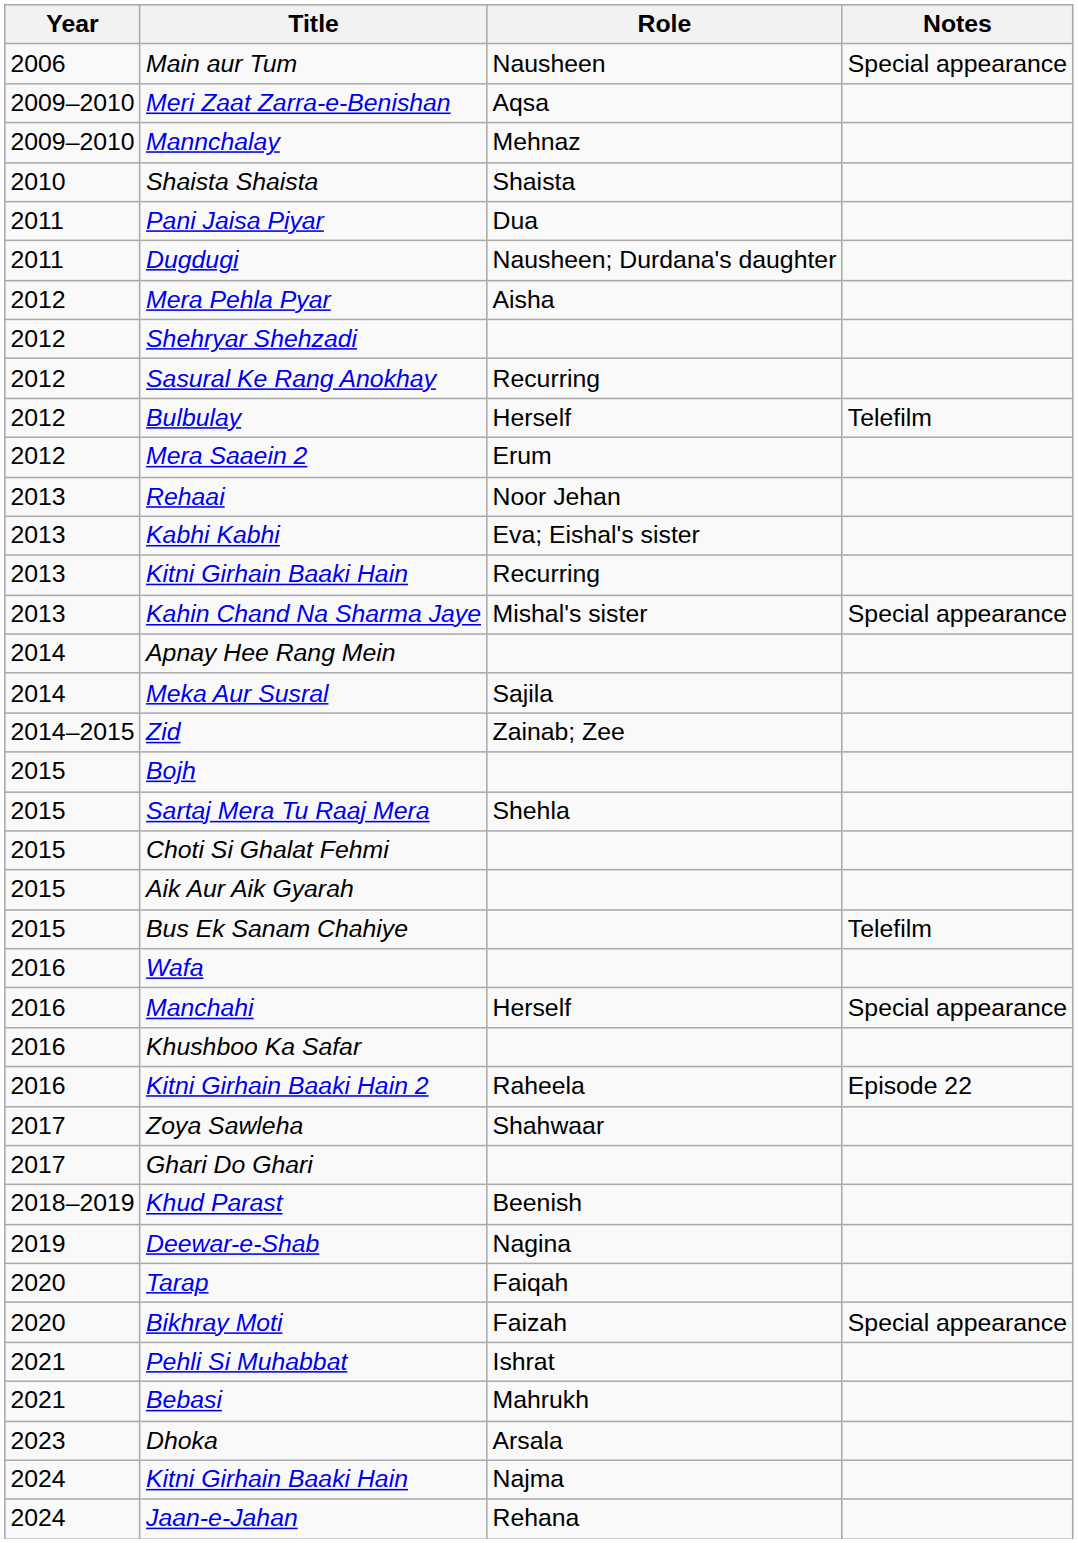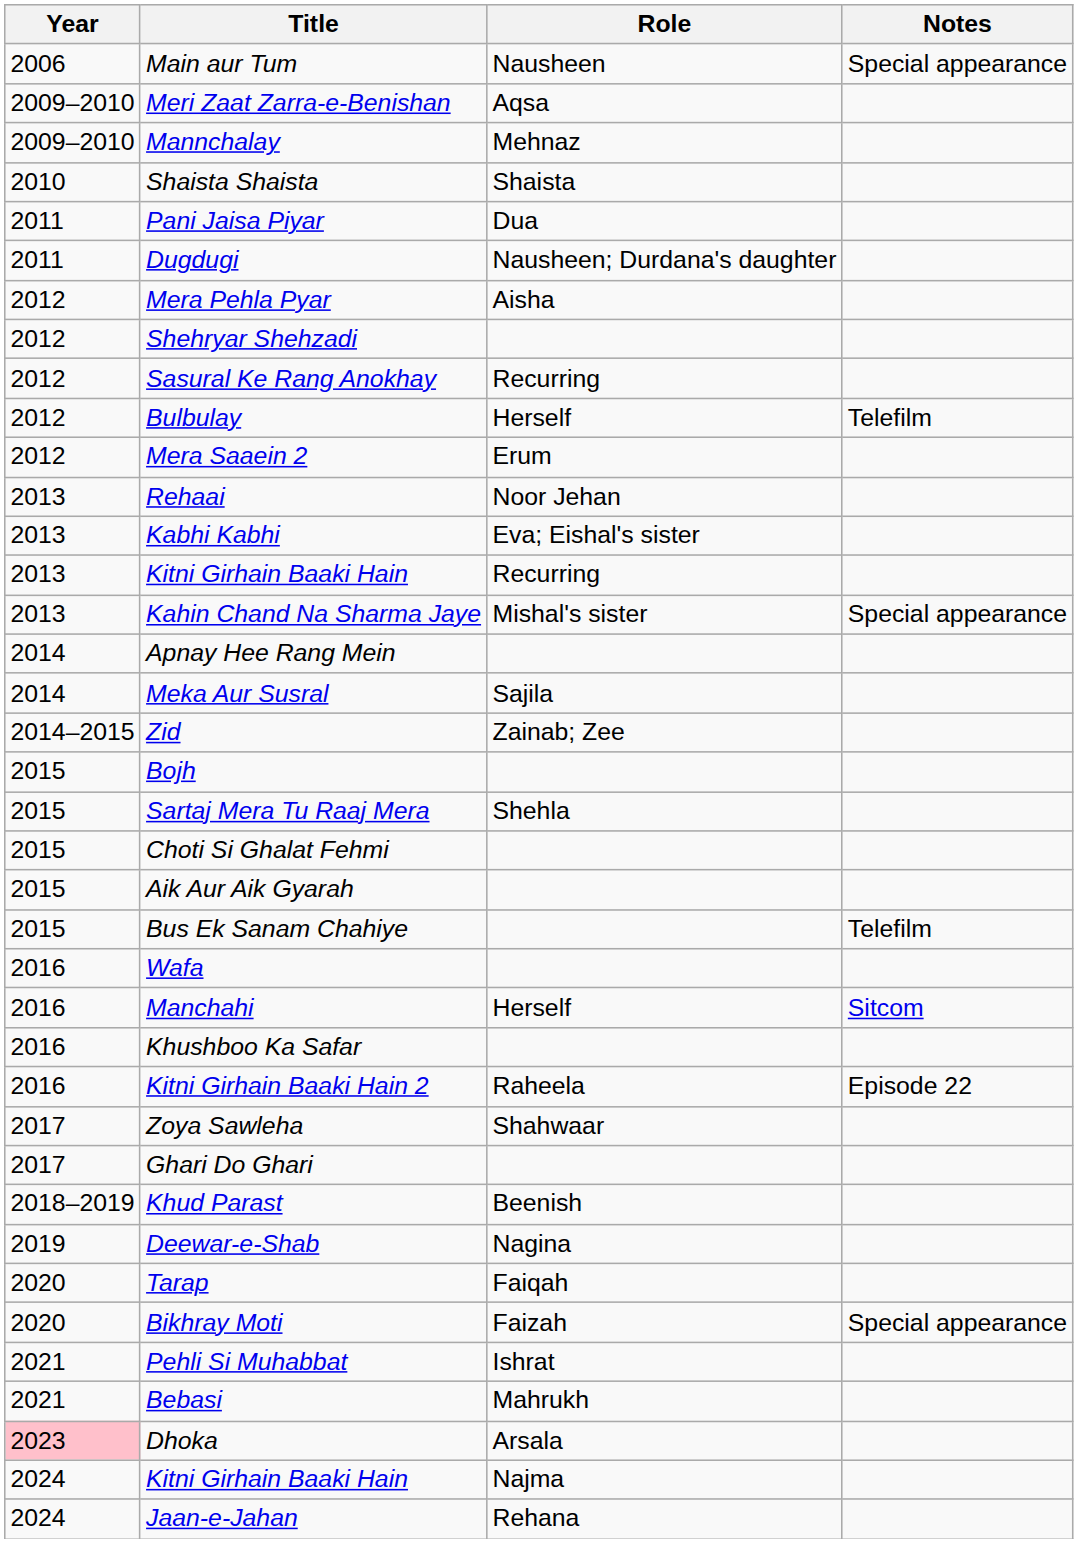(957, 1007) Special appearance -> (886, 1007) Sitcom
(38, 1440) no background -> (38, 1440) pink background
